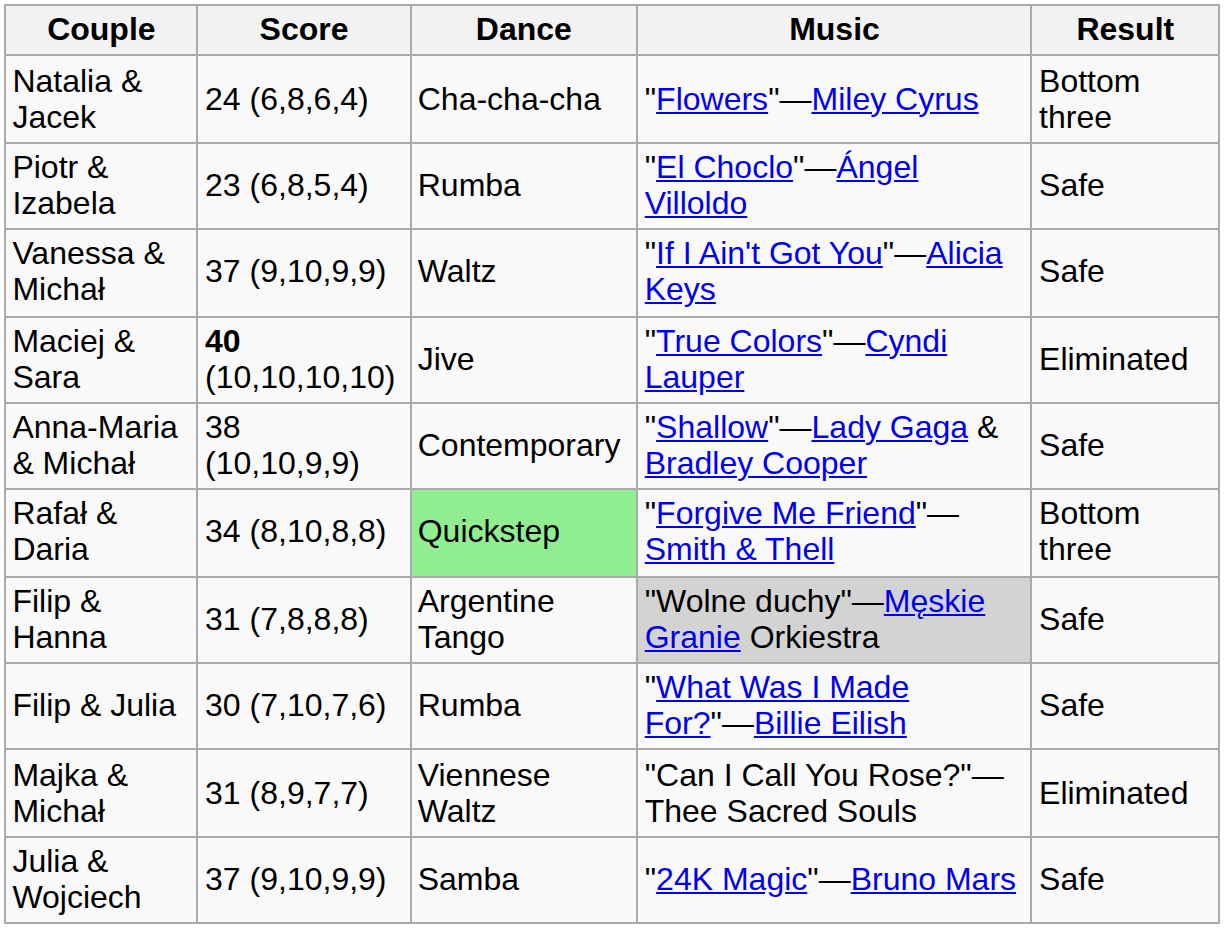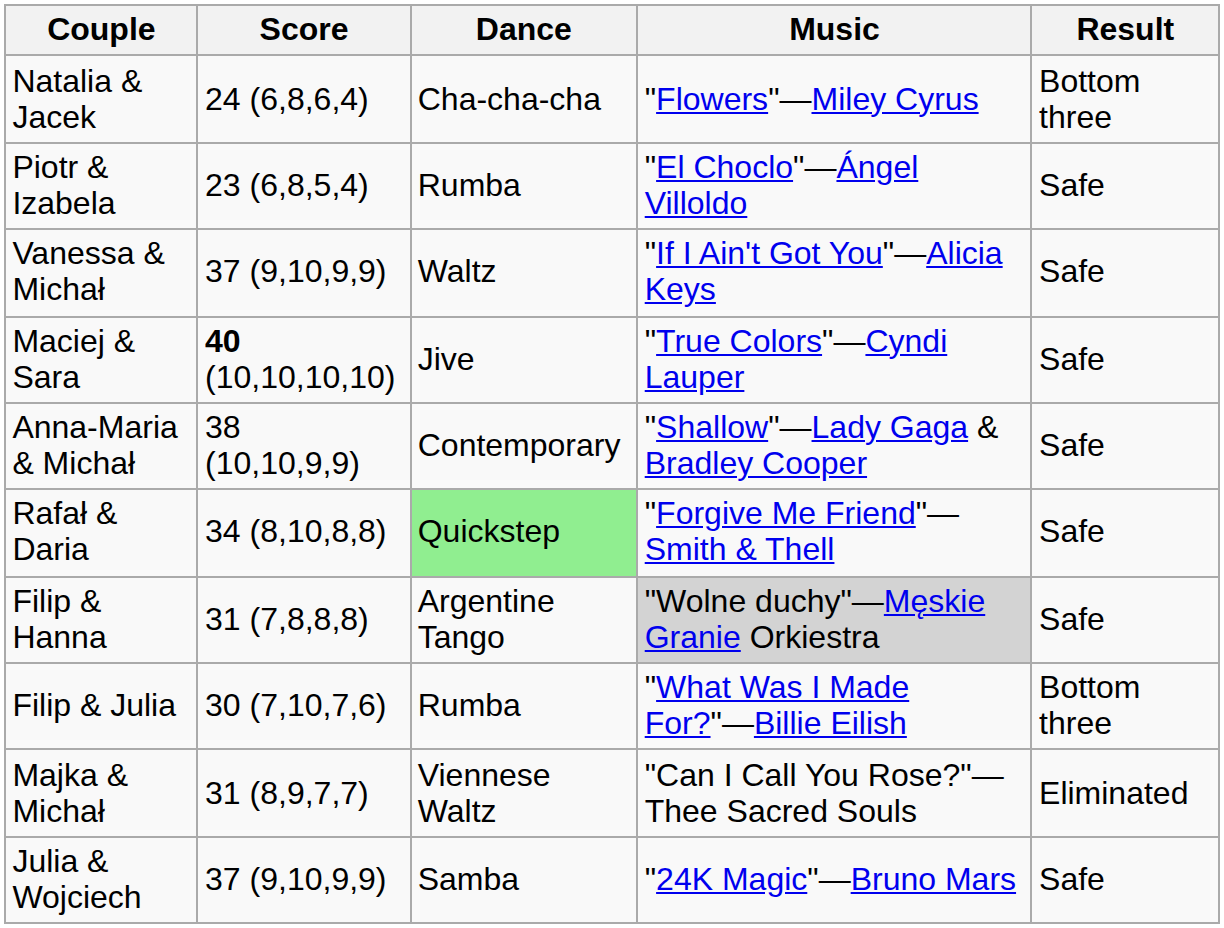(1114, 358) Eliminated -> (1072, 358) Safe
(1090, 532) Bottom three -> (1072, 532) Safe
(1072, 705) Safe -> (1090, 705) Bottom three
